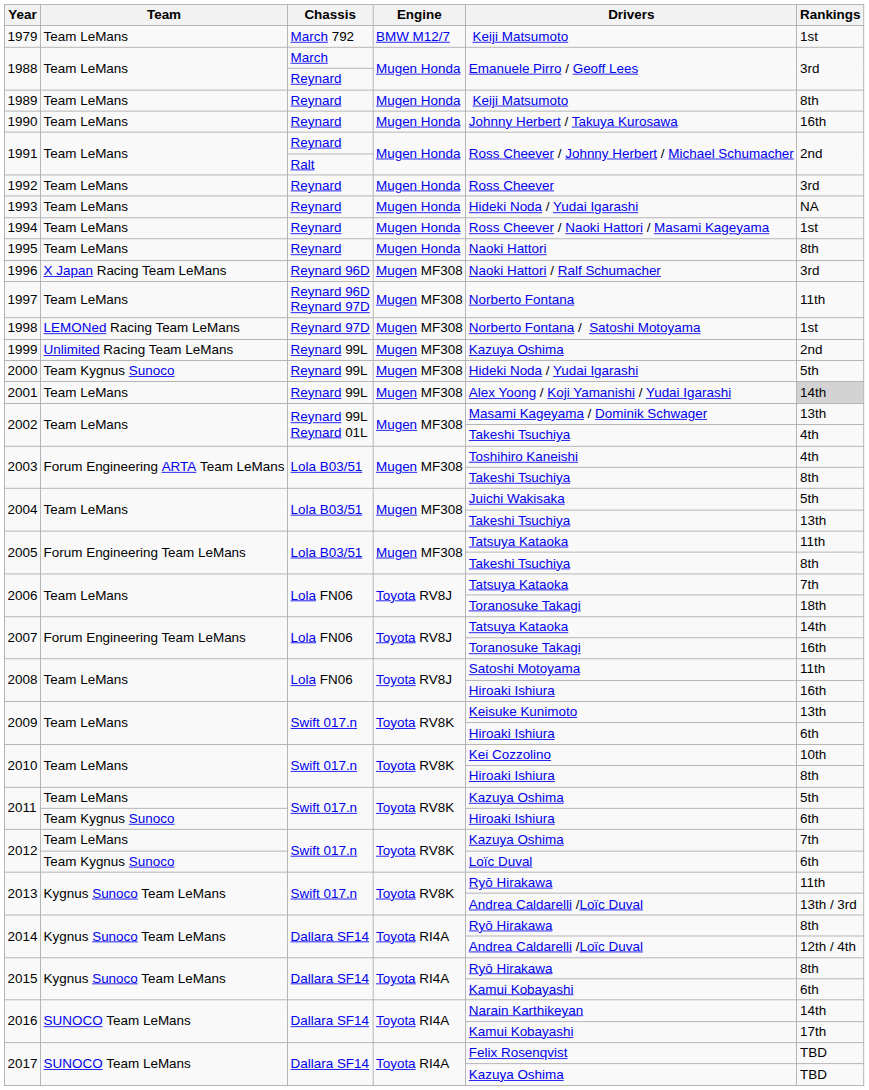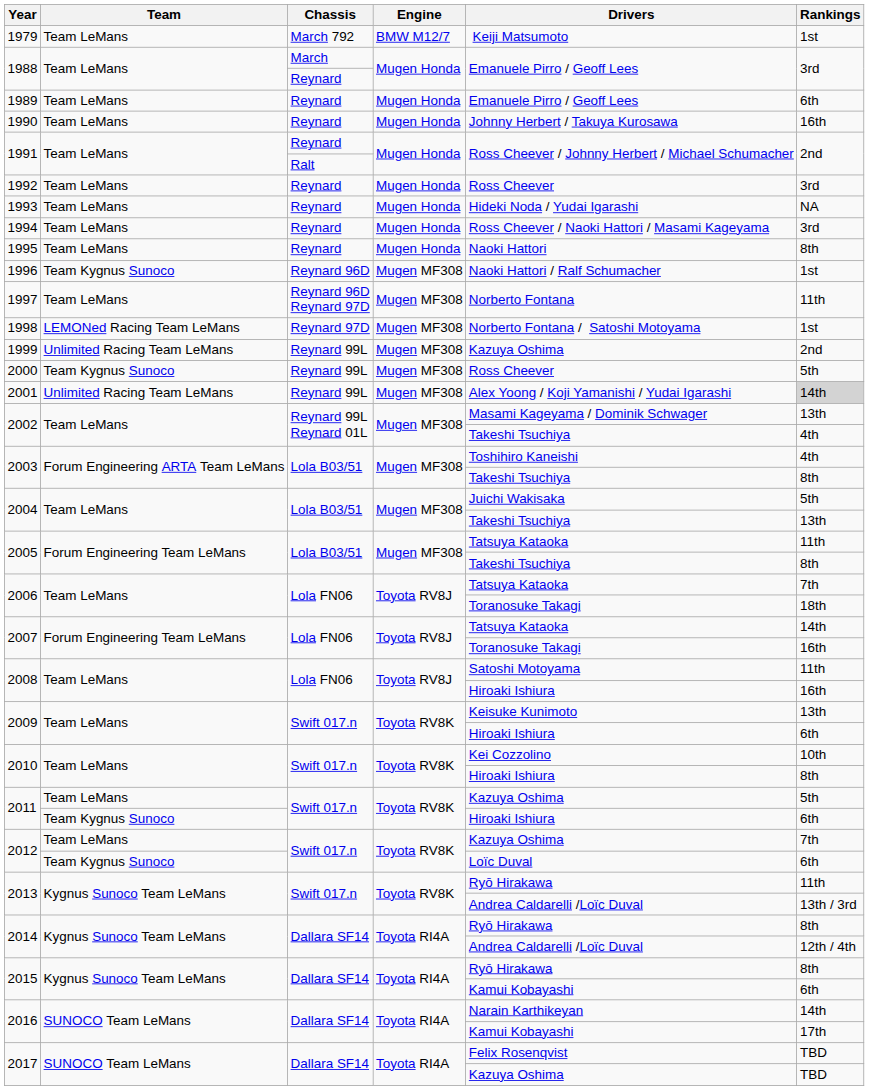(519, 100) Keiji Matsumoto -> (554, 100) Emanuele Pirro / Geoff Lees
(809, 100) 8th -> (809, 100) 6th
(809, 228) 1st -> (810, 228) 3rd
(135, 270) X Japan Racing Team LeMans -> (109, 270) Team Kygnus Sunoco
(810, 270) 3rd -> (809, 270) 1st
(554, 371) Hideki Noda / Yudai Igarashi -> (511, 371) Ross Cheever
(86, 392) Team LeMans -> (138, 392) Unlimited Racing Team LeMans
